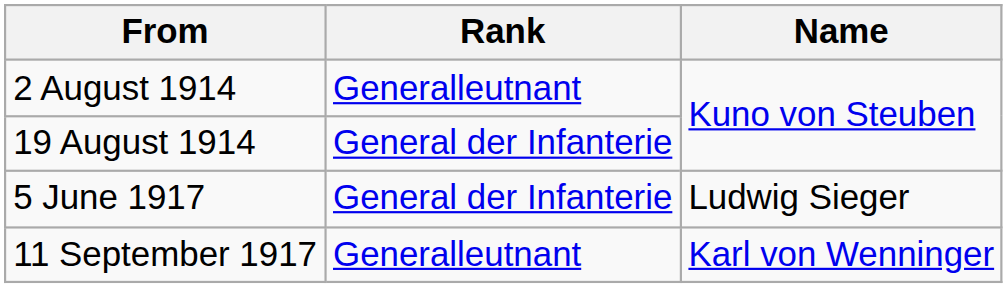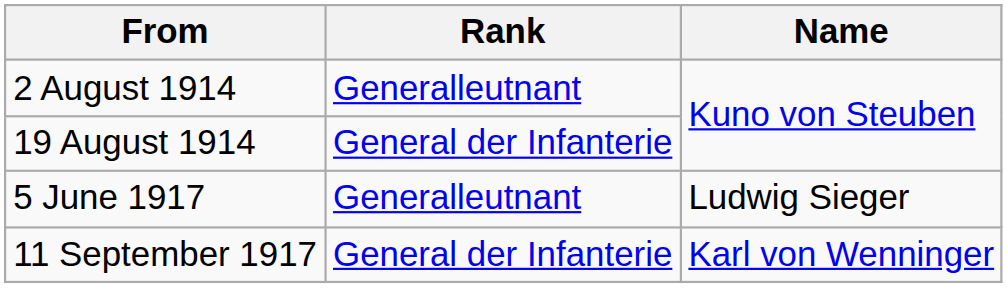(503, 198) General der Infanterie -> (457, 198) Generalleutnant
(457, 253) Generalleutnant -> (503, 253) General der Infanterie
